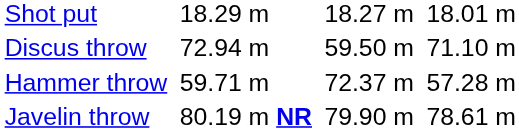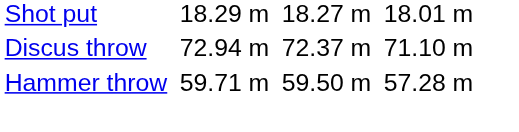(369, 48) 59.50 m -> (326, 48) 72.37 m
(369, 82) 72.37 m -> (326, 82) 59.50 m
- row: (77, 116)
